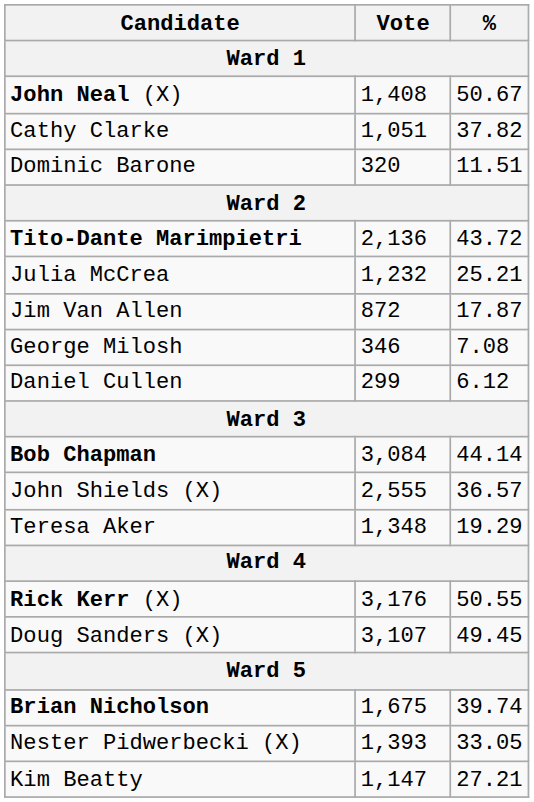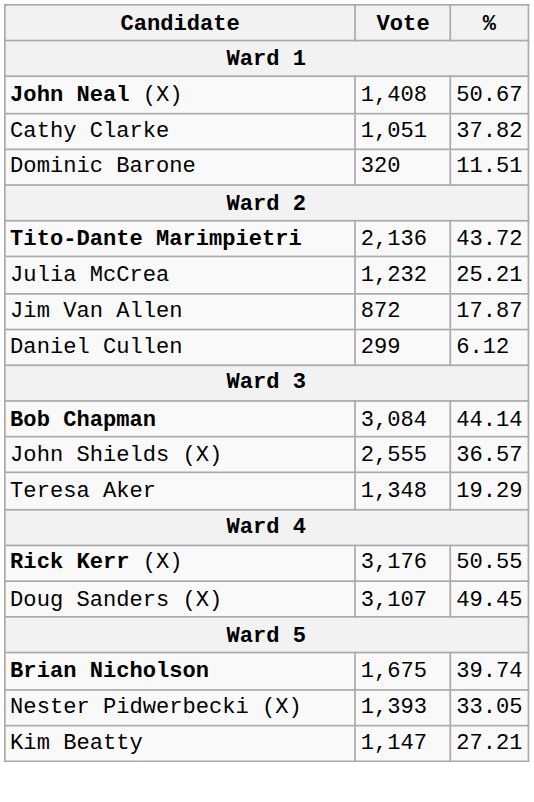- row: (96, 347)
